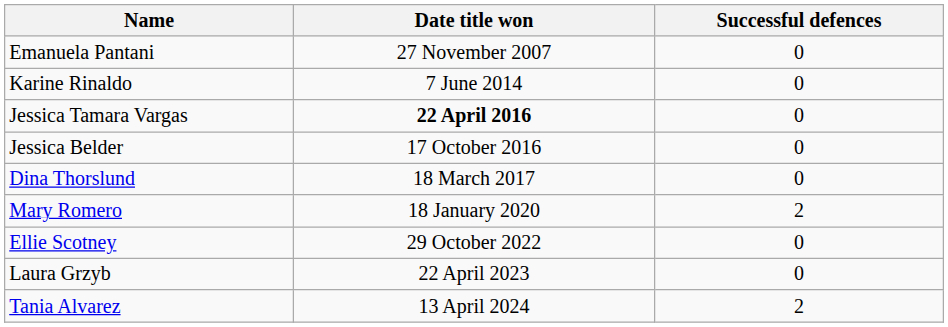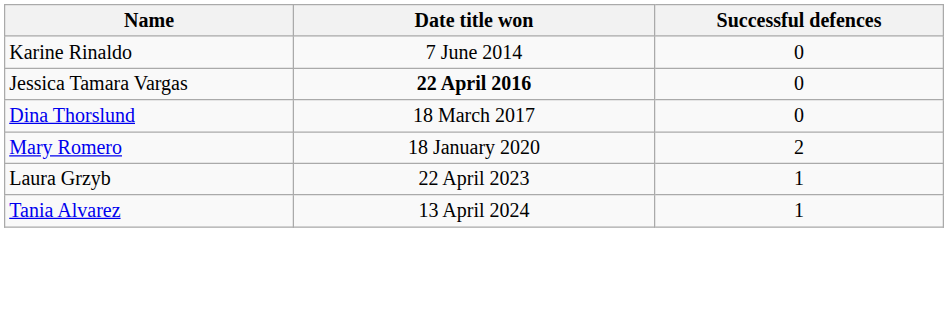- row: (82, 52)
- row: (66, 147)
- row: (63, 242)
(799, 274) 0 -> (799, 178) 1
(799, 305) 2 -> (799, 210) 1
